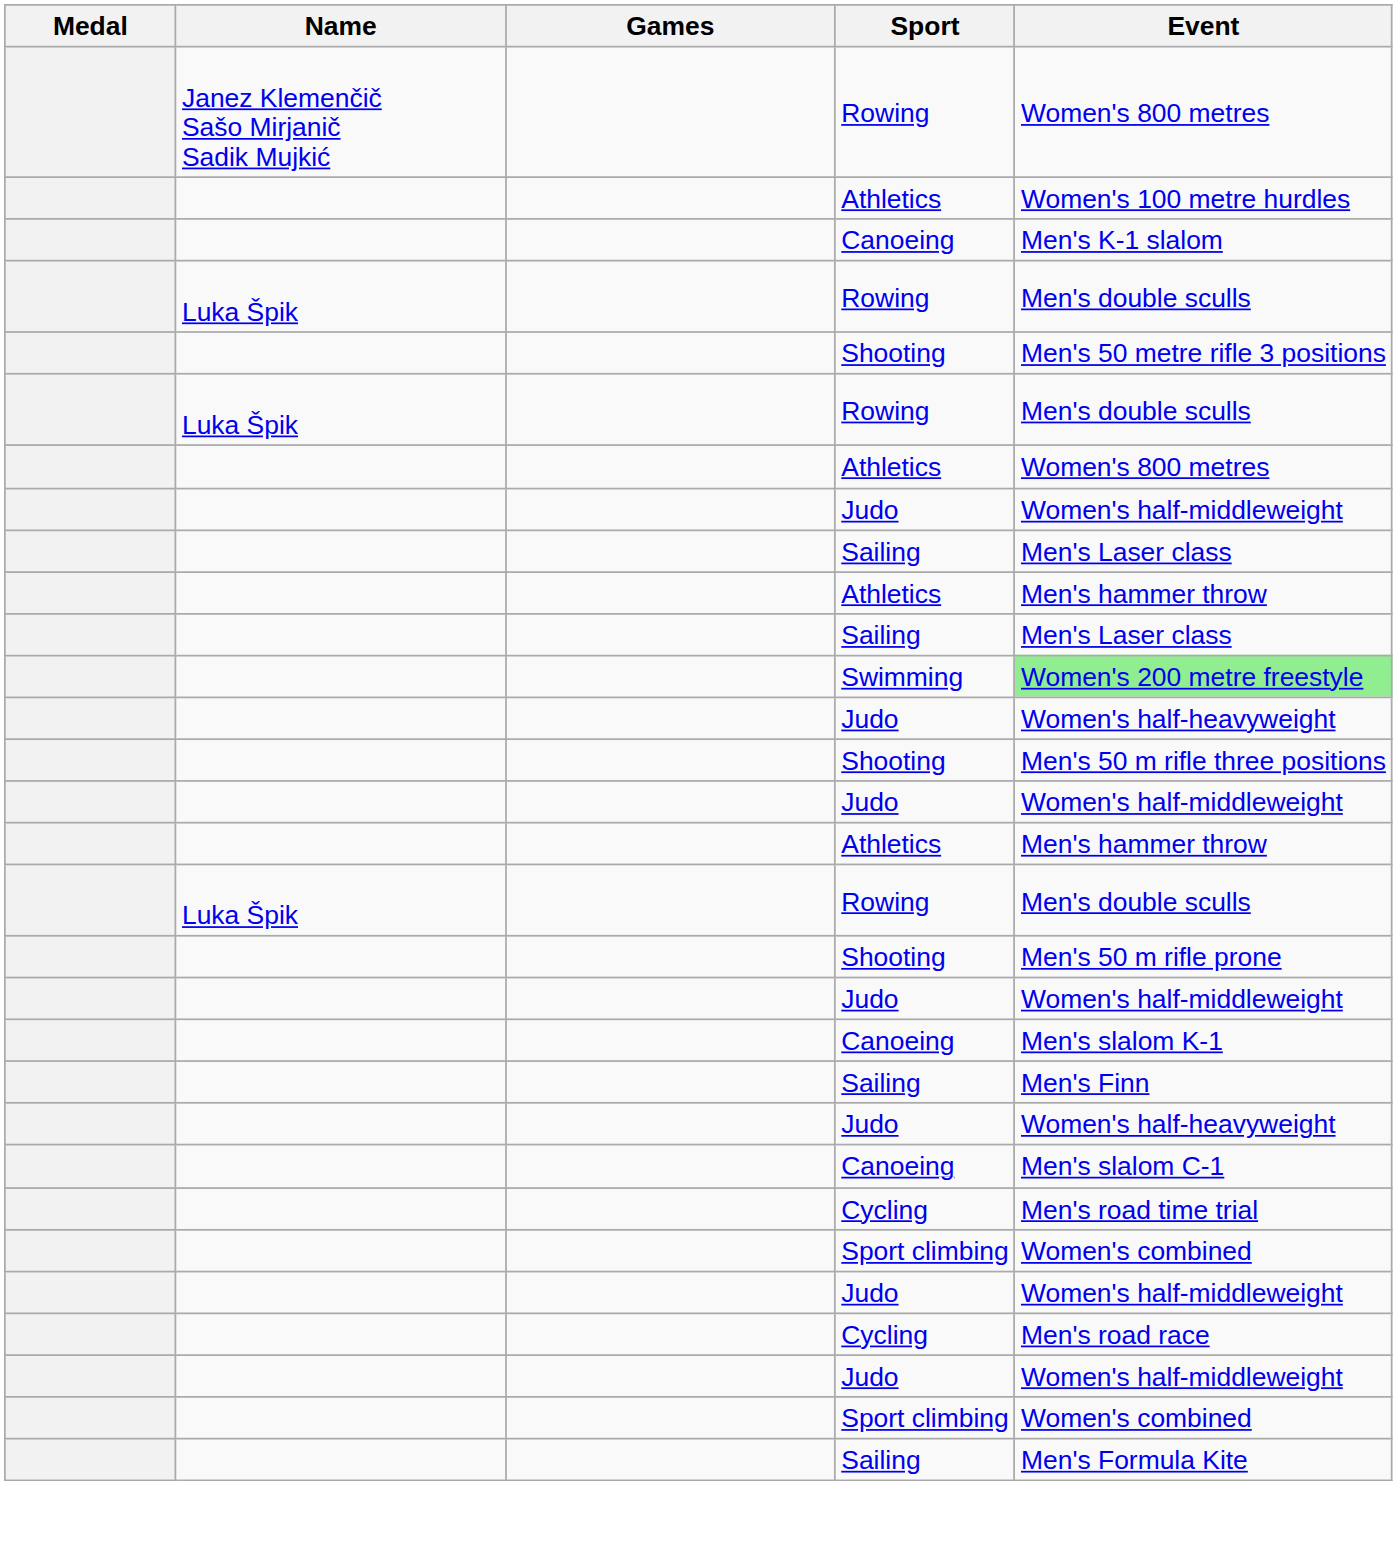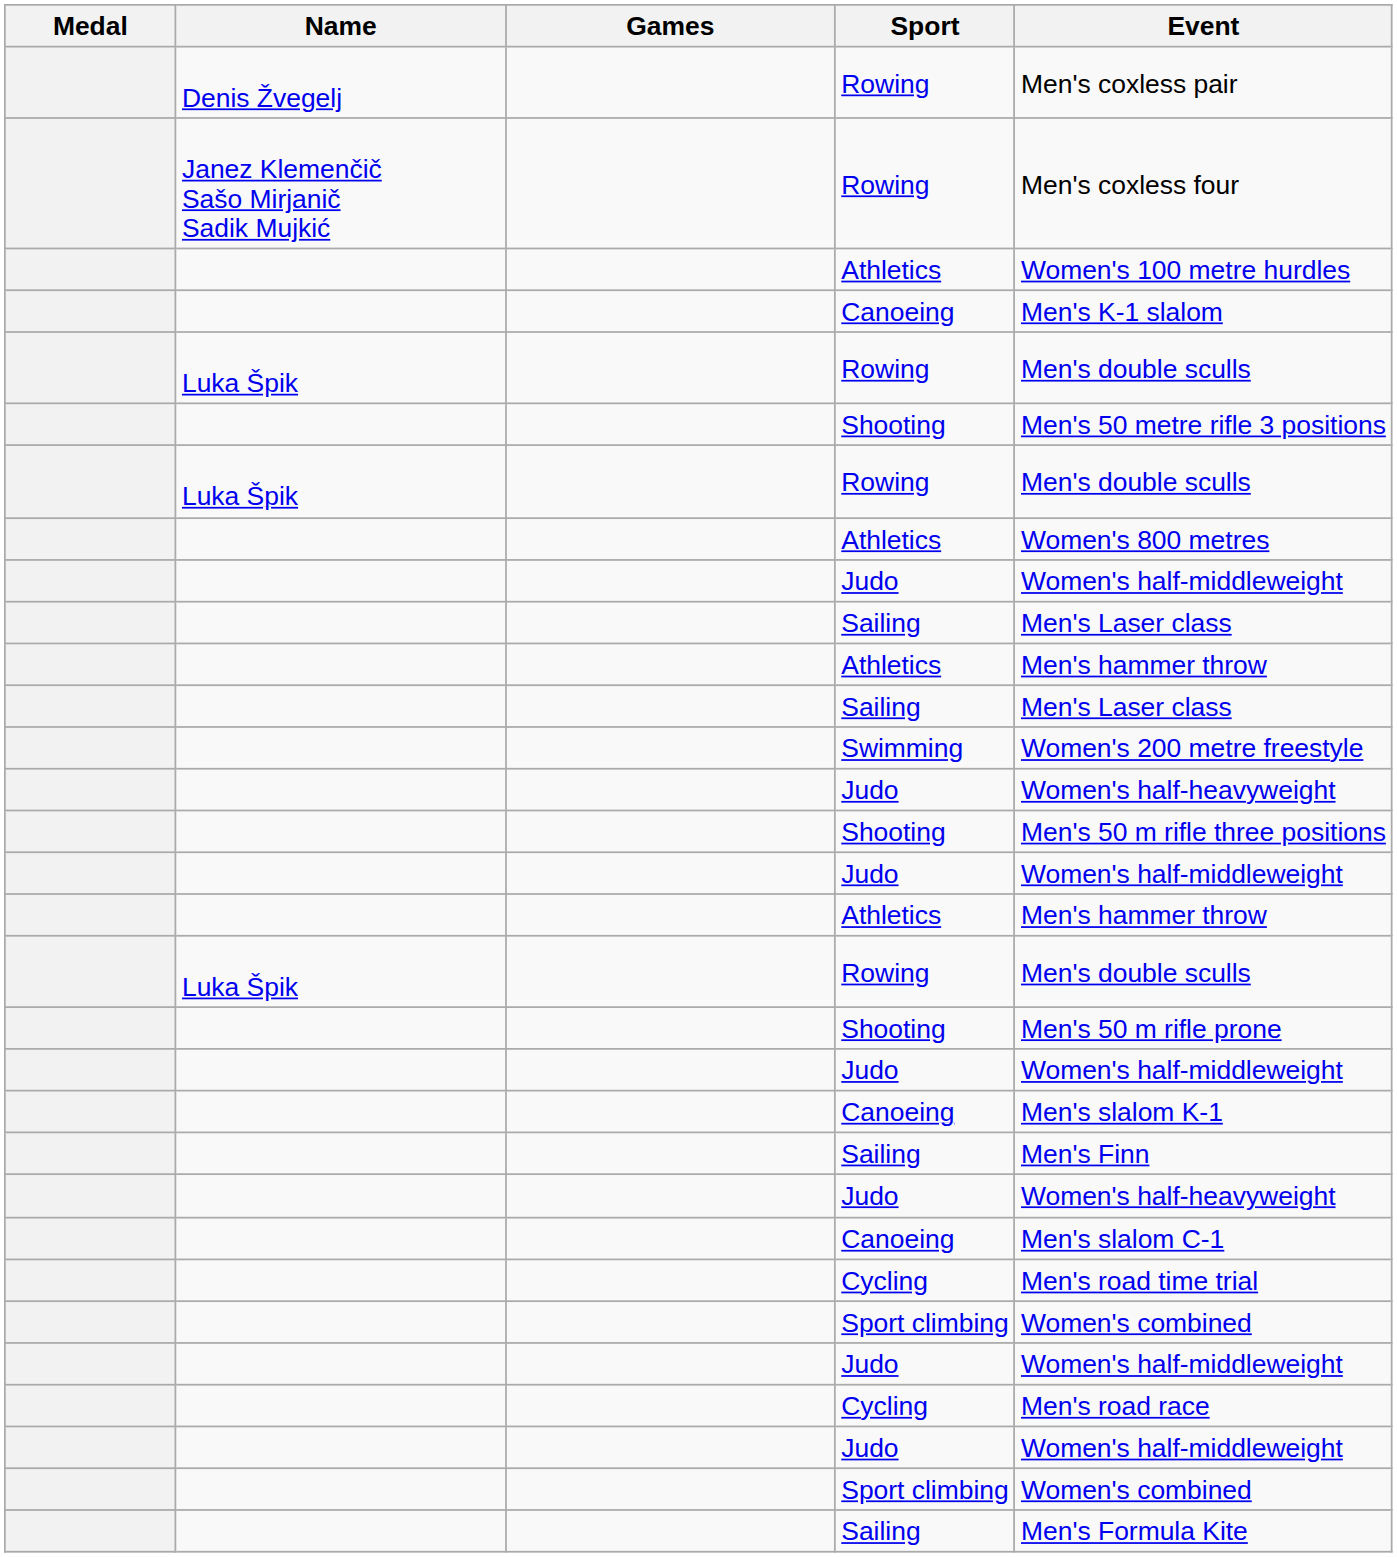+ row: (262, 97)
(1145, 112) Women's 800 metres -> (1130, 184) Men's coxless four
(1192, 676) lightgreen background -> (1192, 748) no background
